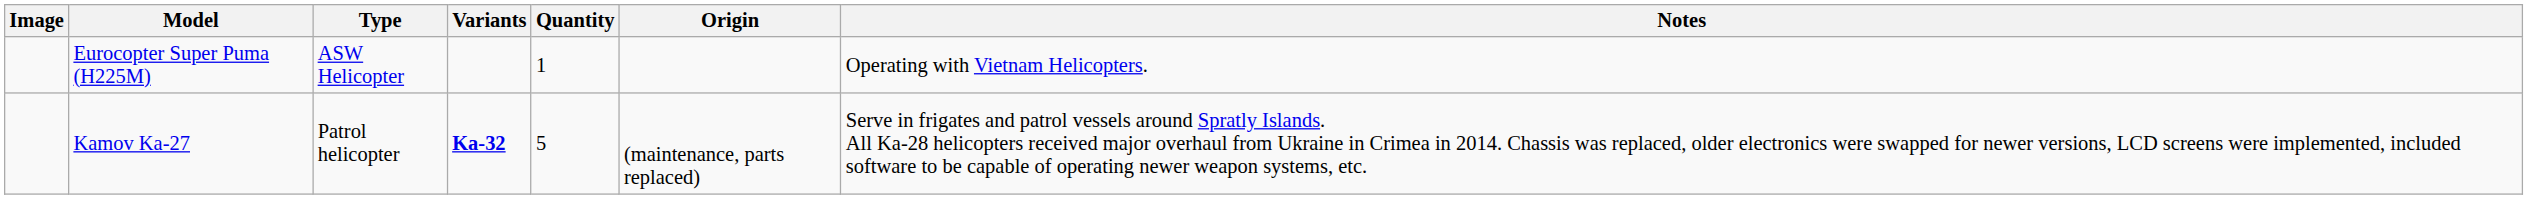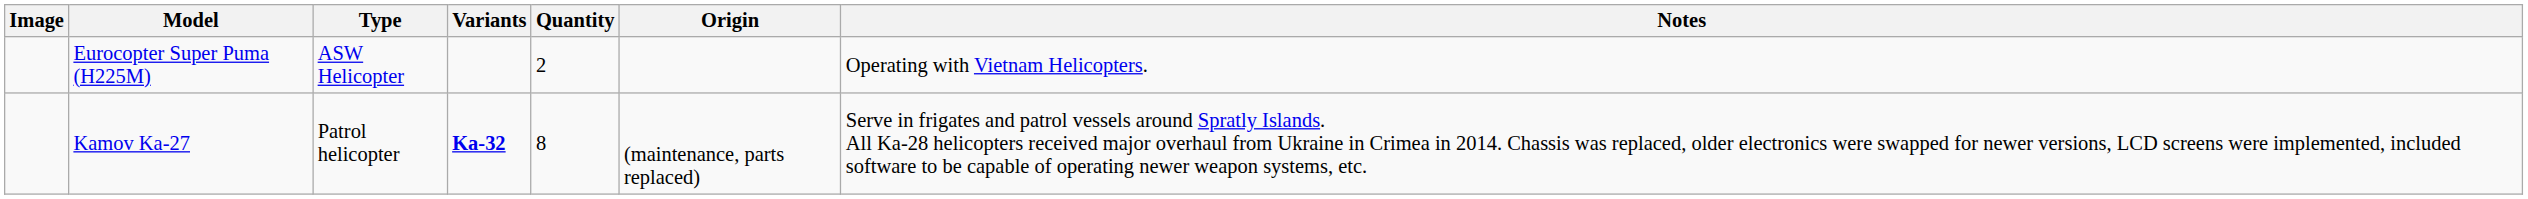(541, 64) 1 -> (541, 64) 2
(541, 143) 5 -> (541, 143) 8
